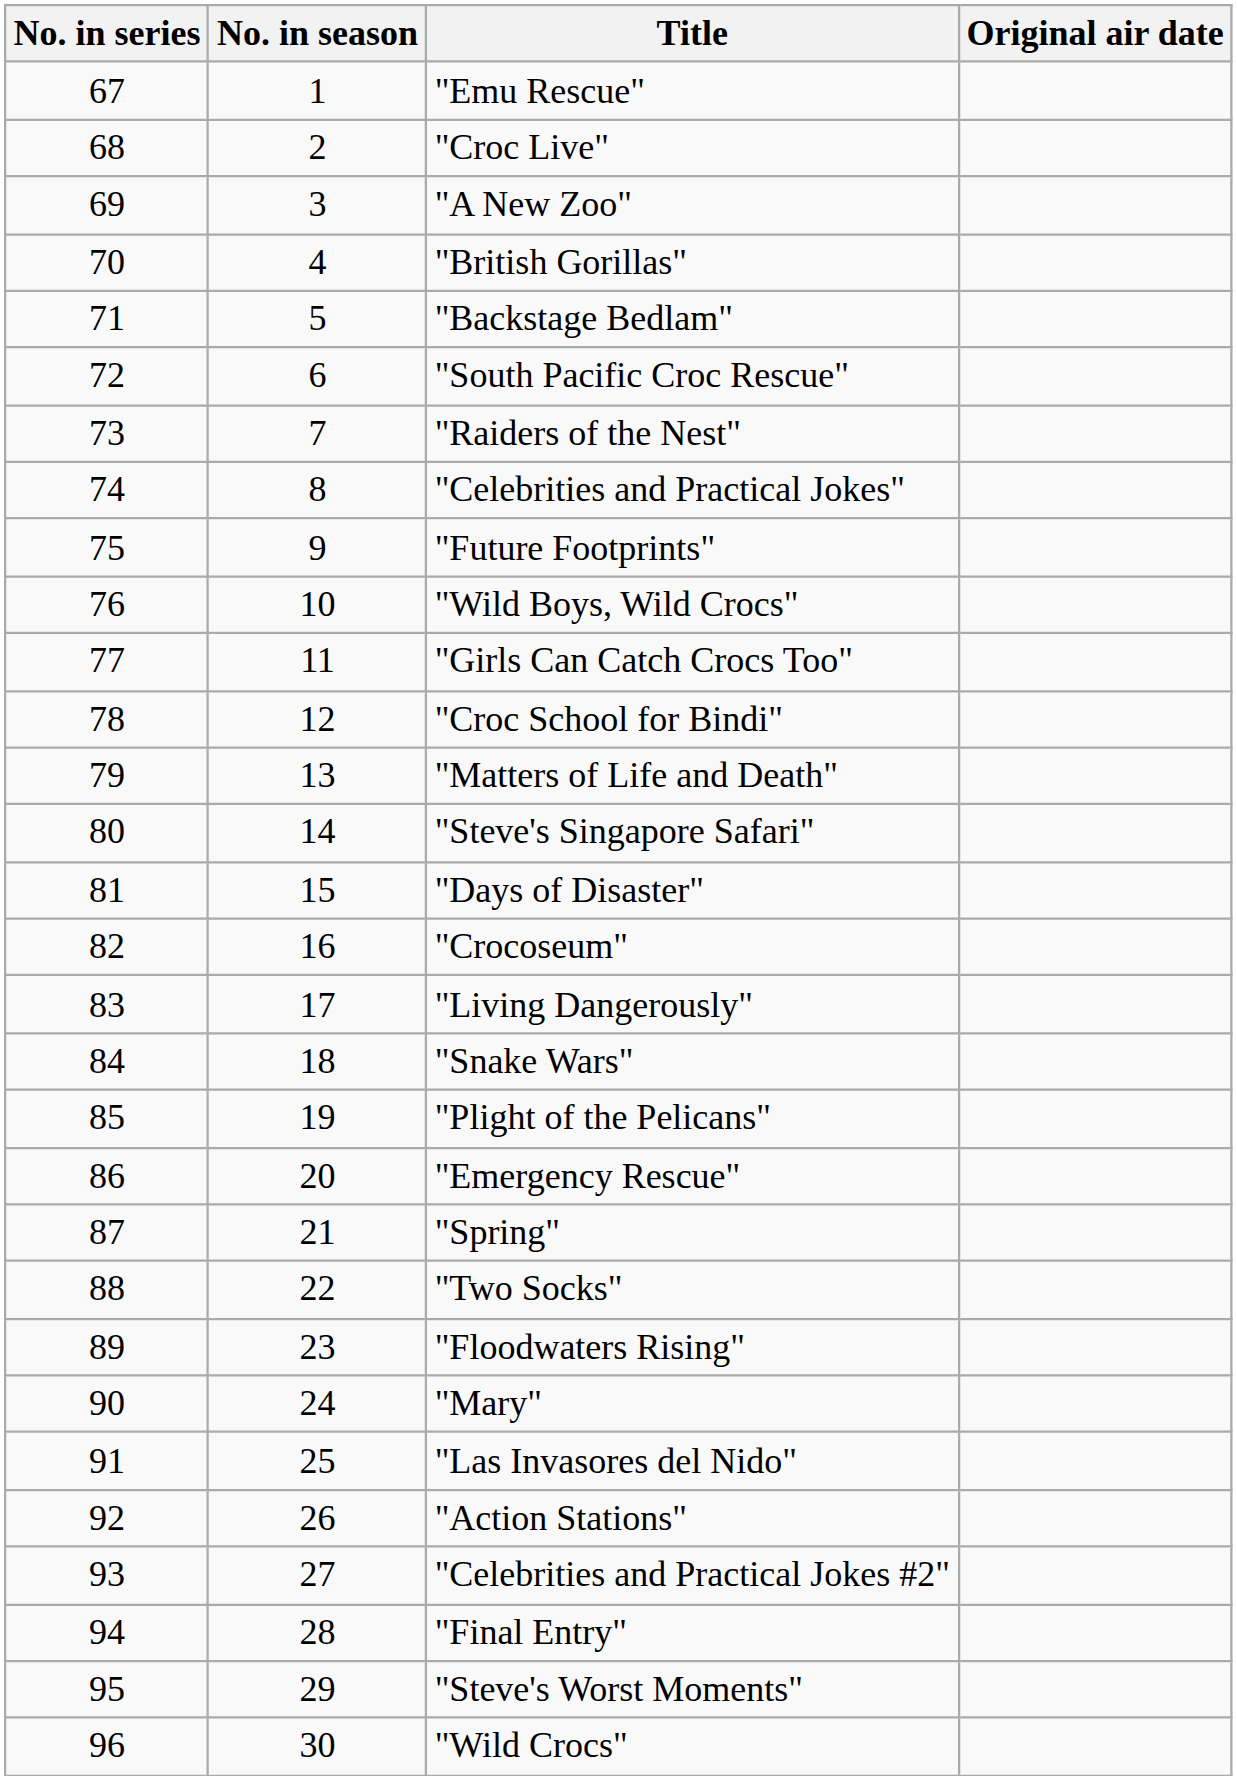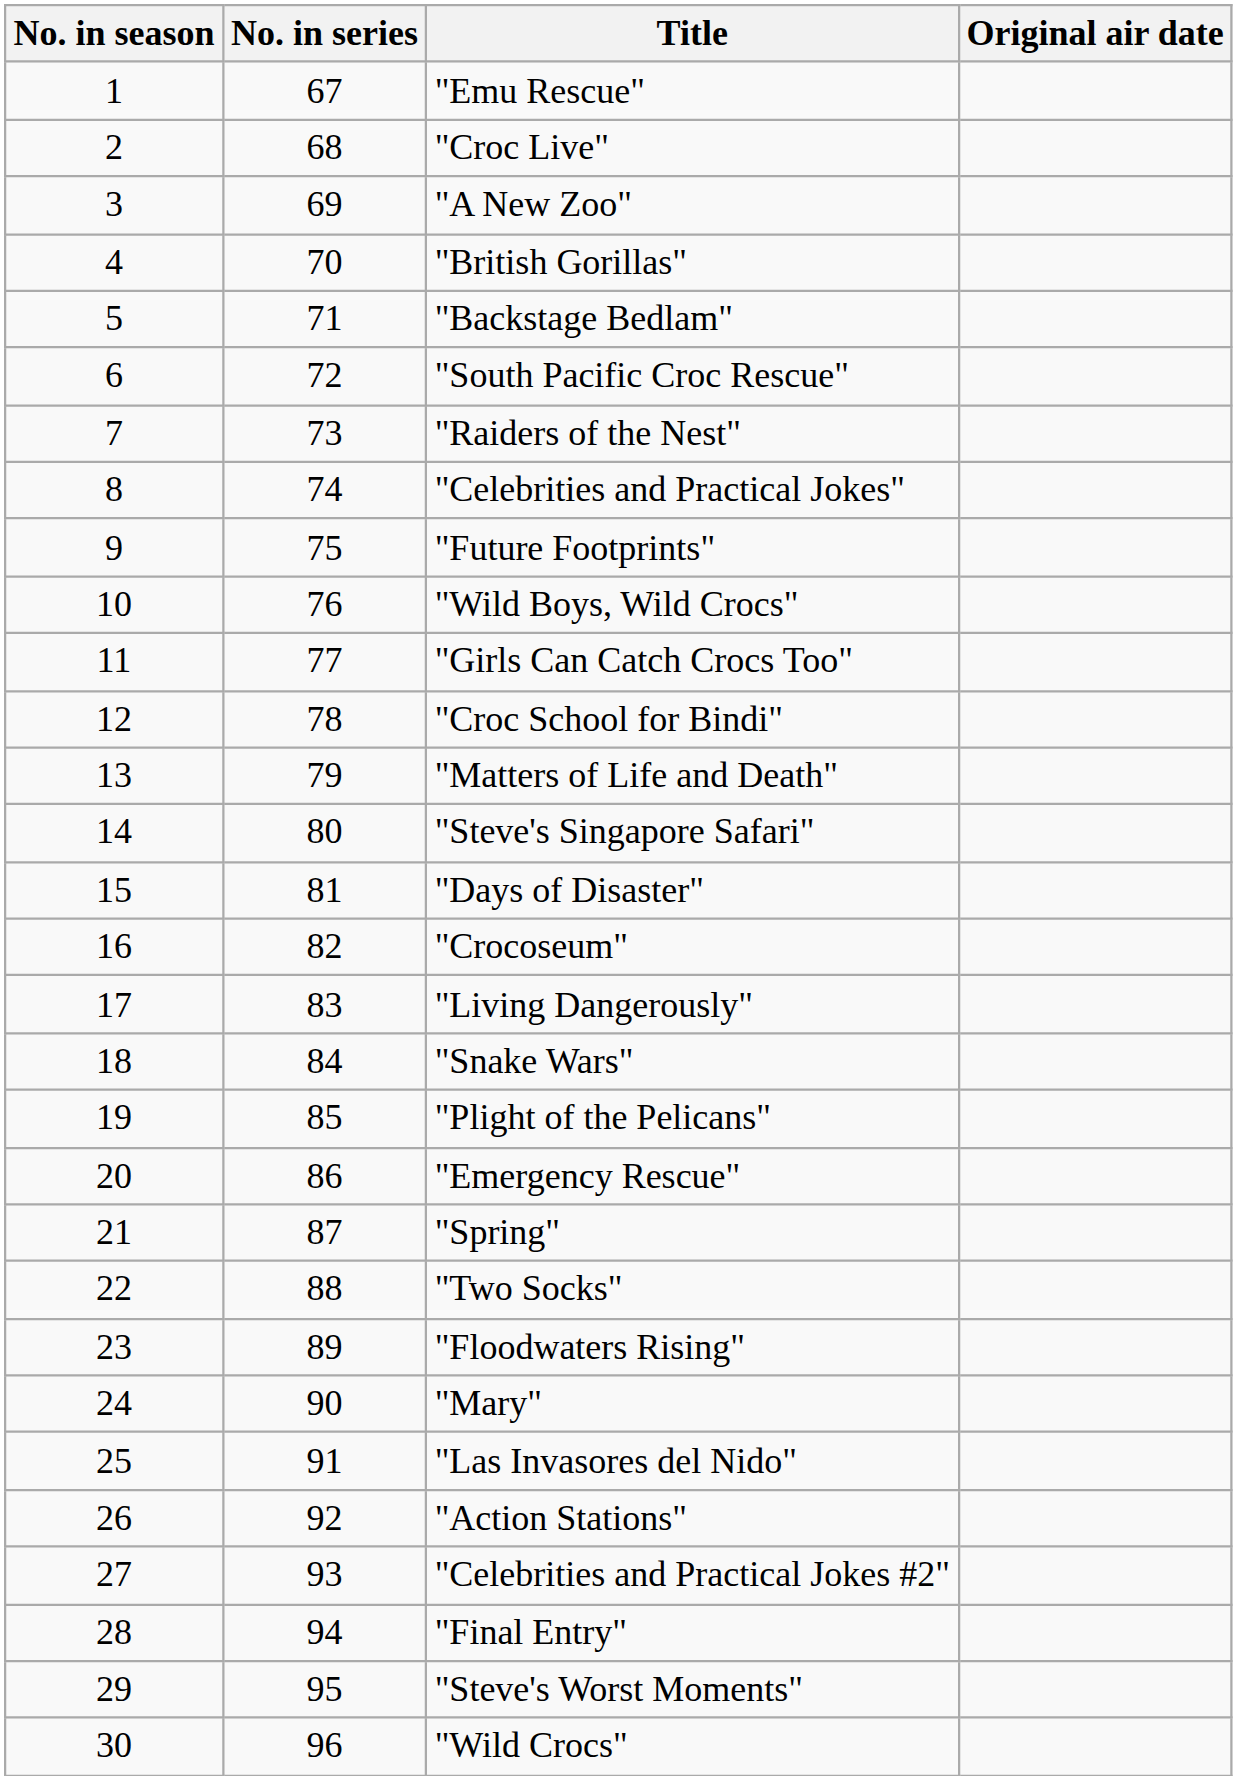columns swapped: (107, 33) <-> (318, 33)
